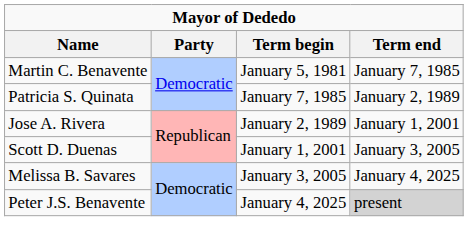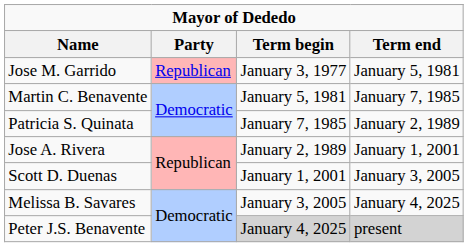+ row: (62, 70)
(293, 202) no background -> (293, 228) lightgrey background
